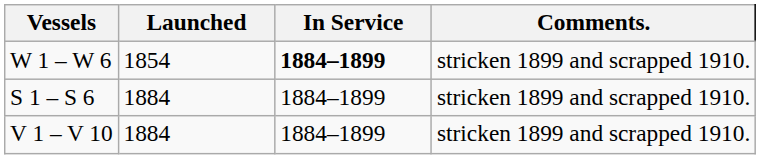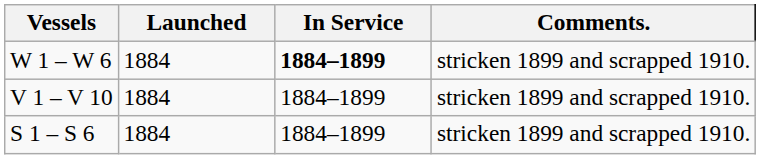(147, 60) 1854 -> (147, 60) 1884
rows swapped: (61, 134) <-> (52, 97)
